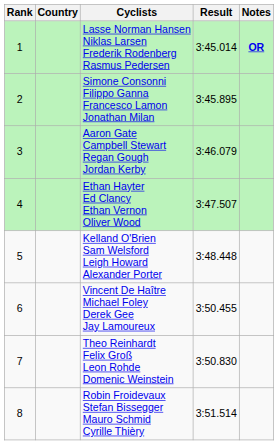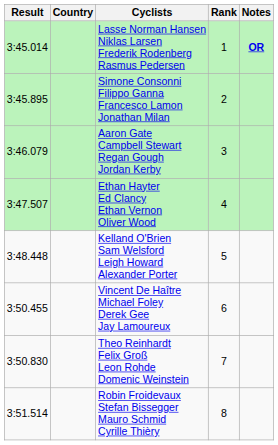columns swapped: (20, 12) <-> (216, 12)
